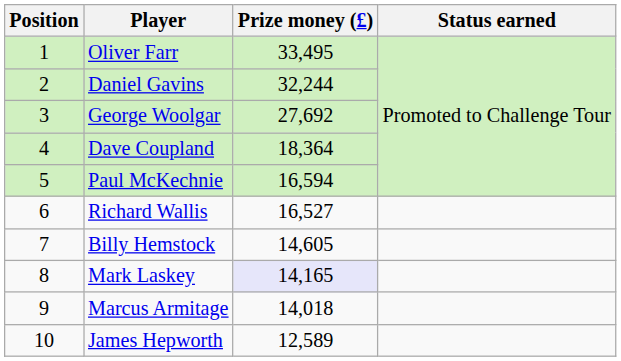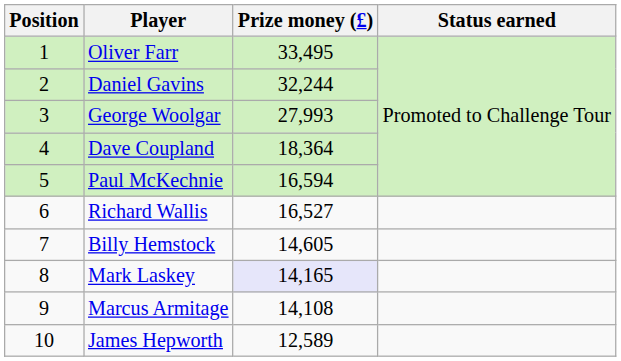(306, 116) 27,692 -> (306, 116) 27,993
(306, 308) 14,018 -> (306, 308) 14,108
